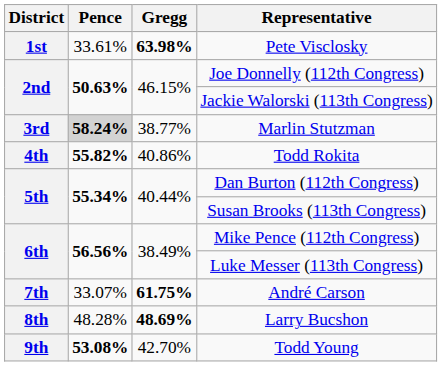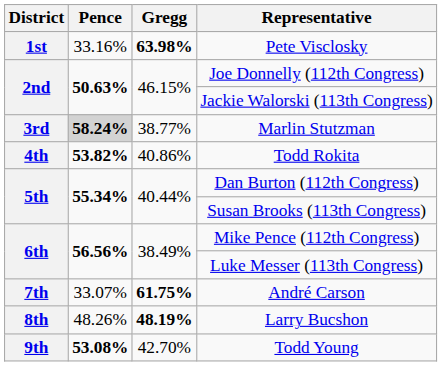(100, 45) 33.61% -> (100, 45) 33.16%
(100, 155) 55.82% -> (100, 155) 53.82%
(100, 319) 48.28% -> (100, 319) 48.26%
(164, 319) 48.69% -> (164, 319) 48.19%
